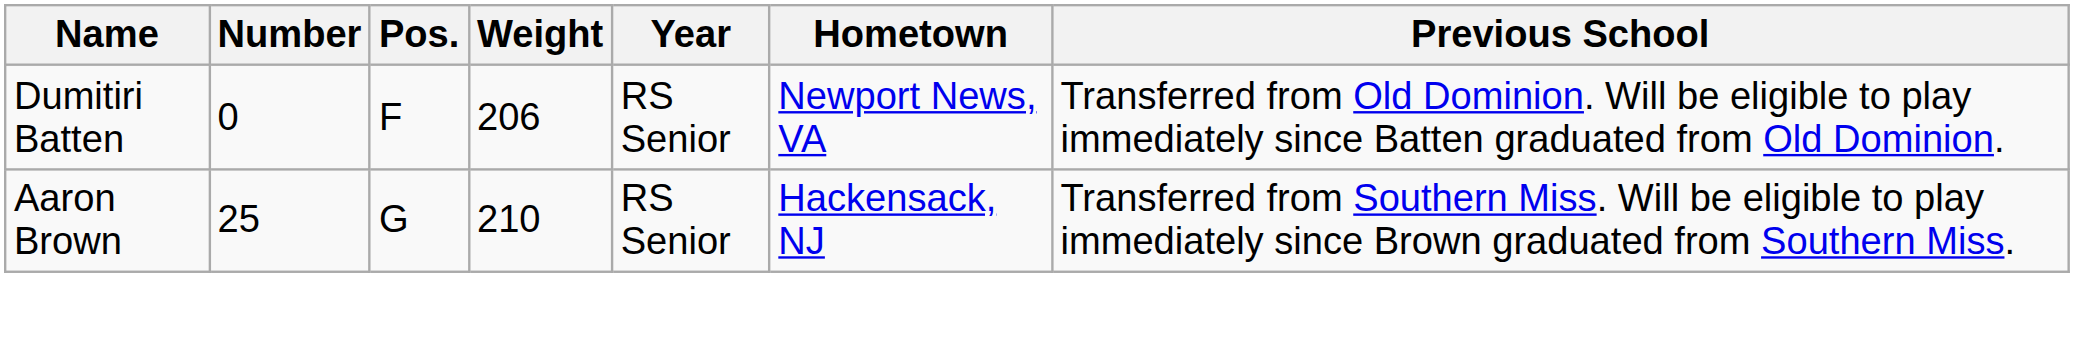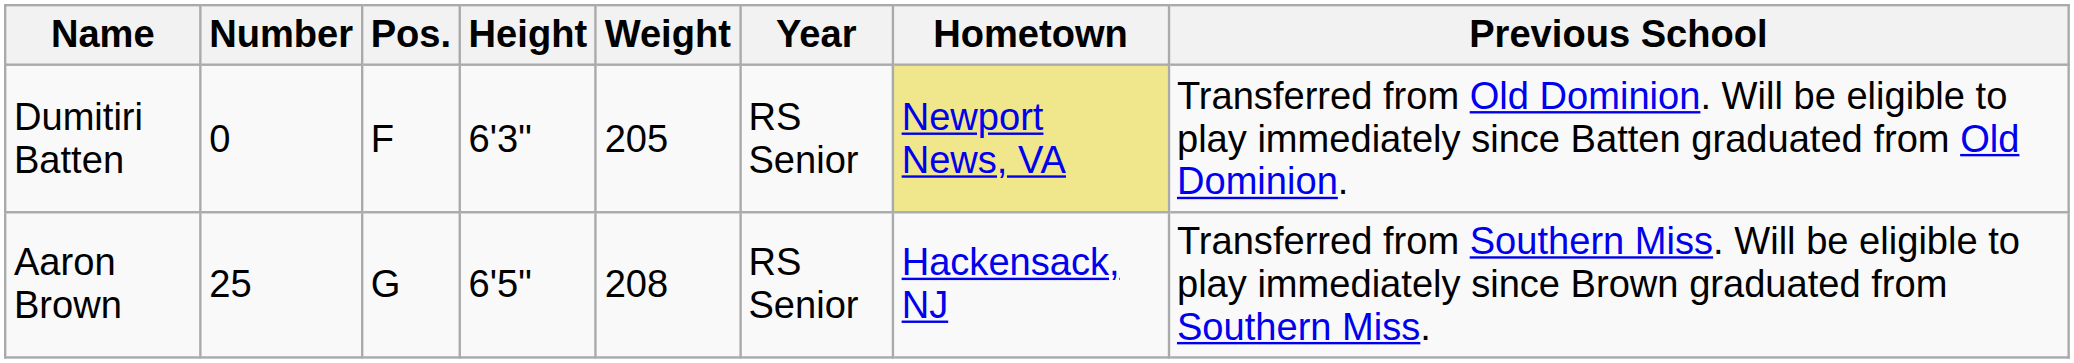+ column: (528, 34)
(509, 116) 206 -> (636, 137) 205
(907, 116) no background -> (984, 137) khaki background
(509, 219) 210 -> (636, 284) 208
